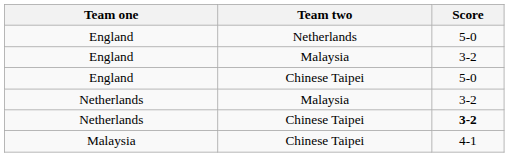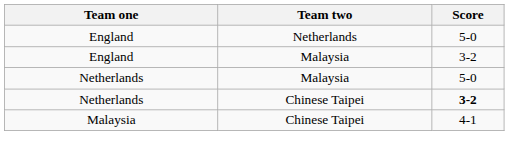- row: (111, 78)
(468, 99) 3-2 -> (468, 78) 5-0
